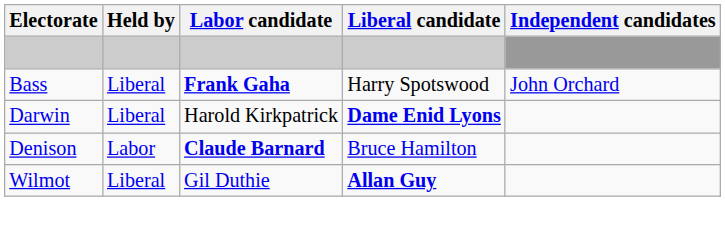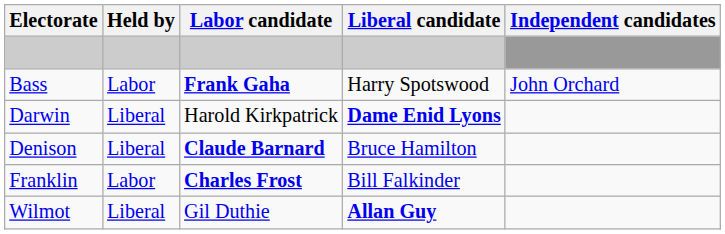(136, 84) Liberal -> (131, 84) Labor
(131, 148) Labor -> (136, 148) Liberal
+ row: (43, 180)
